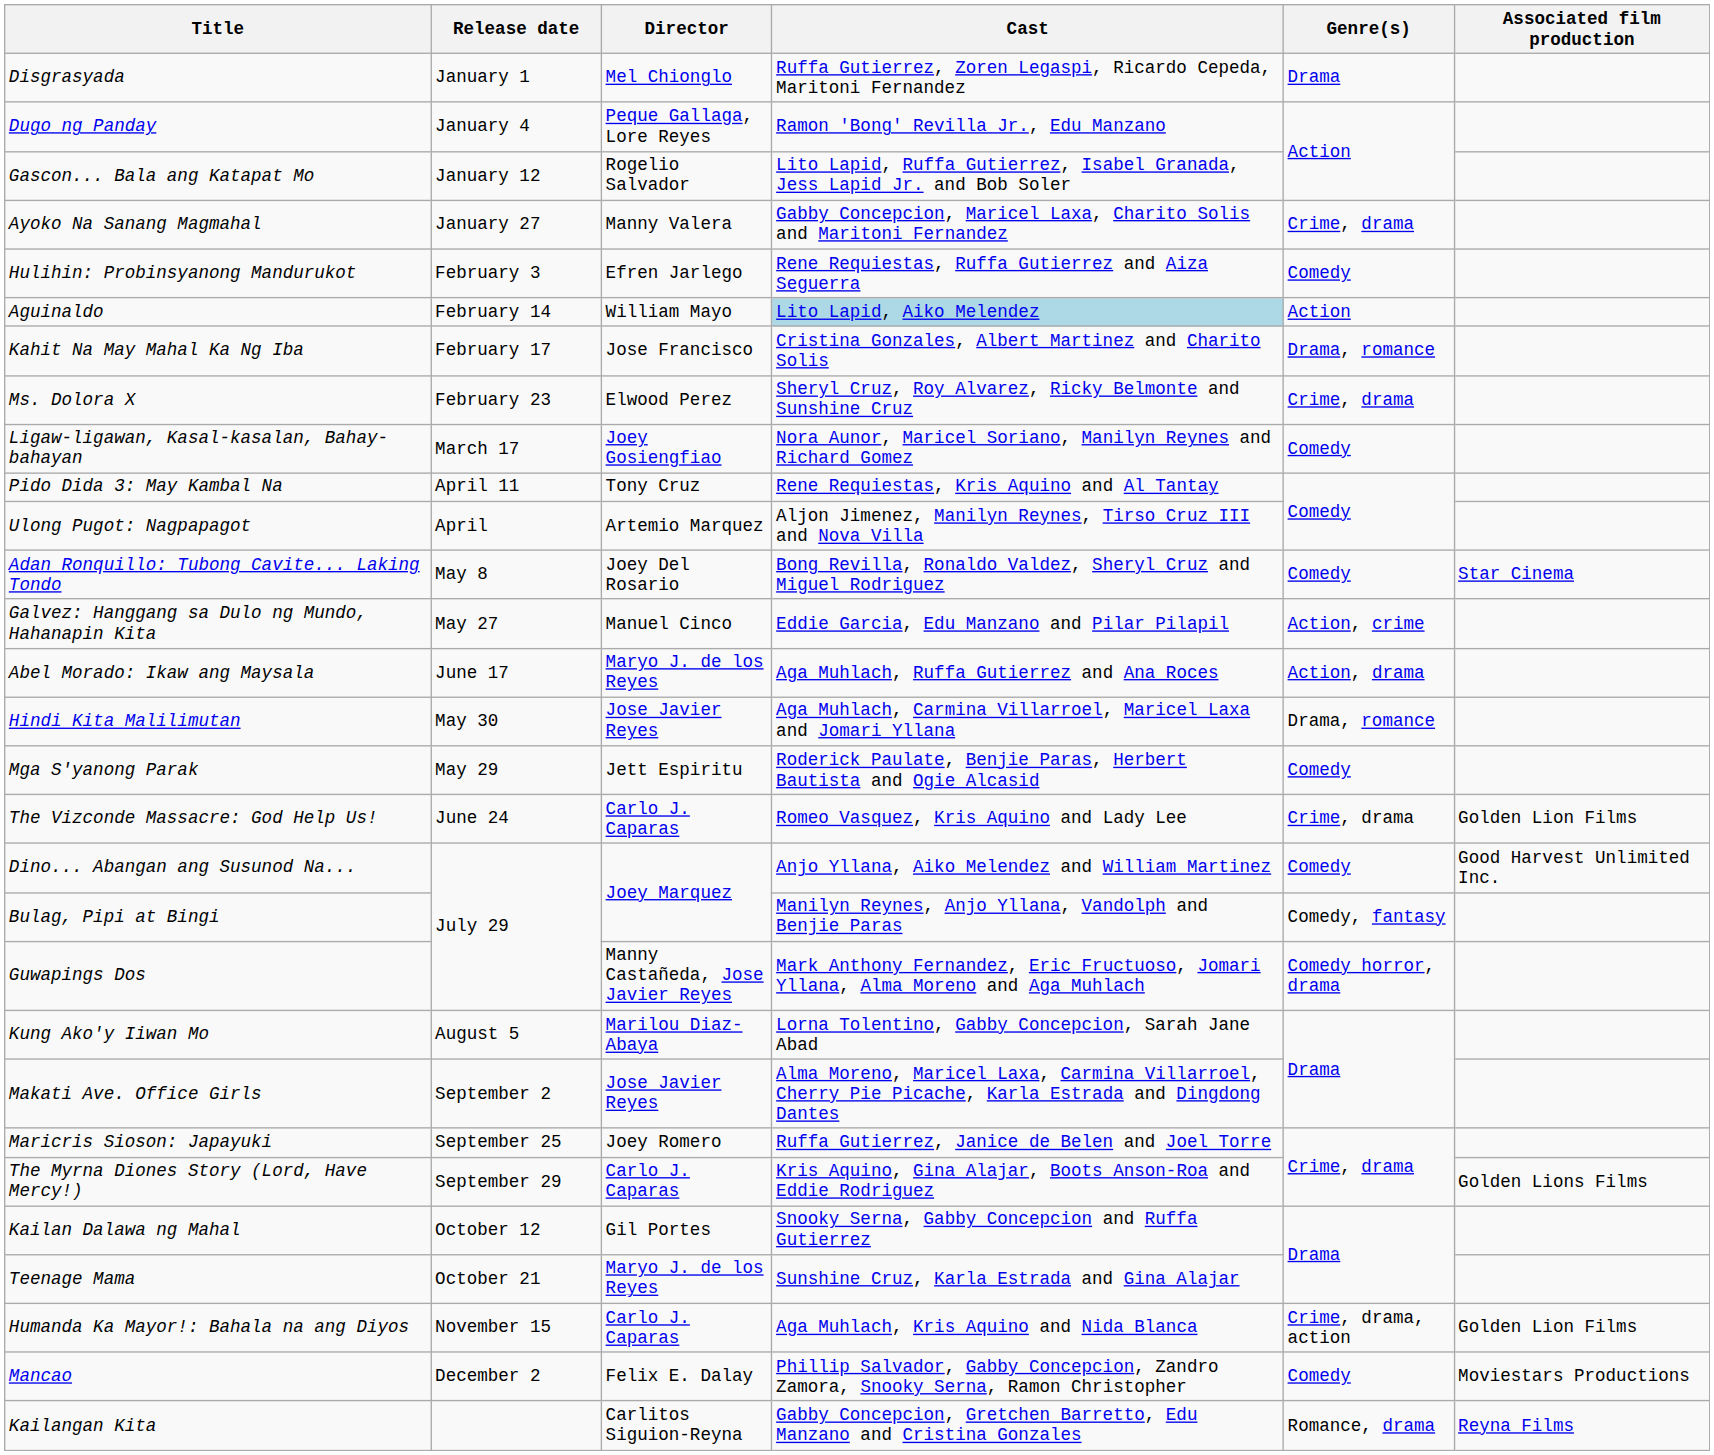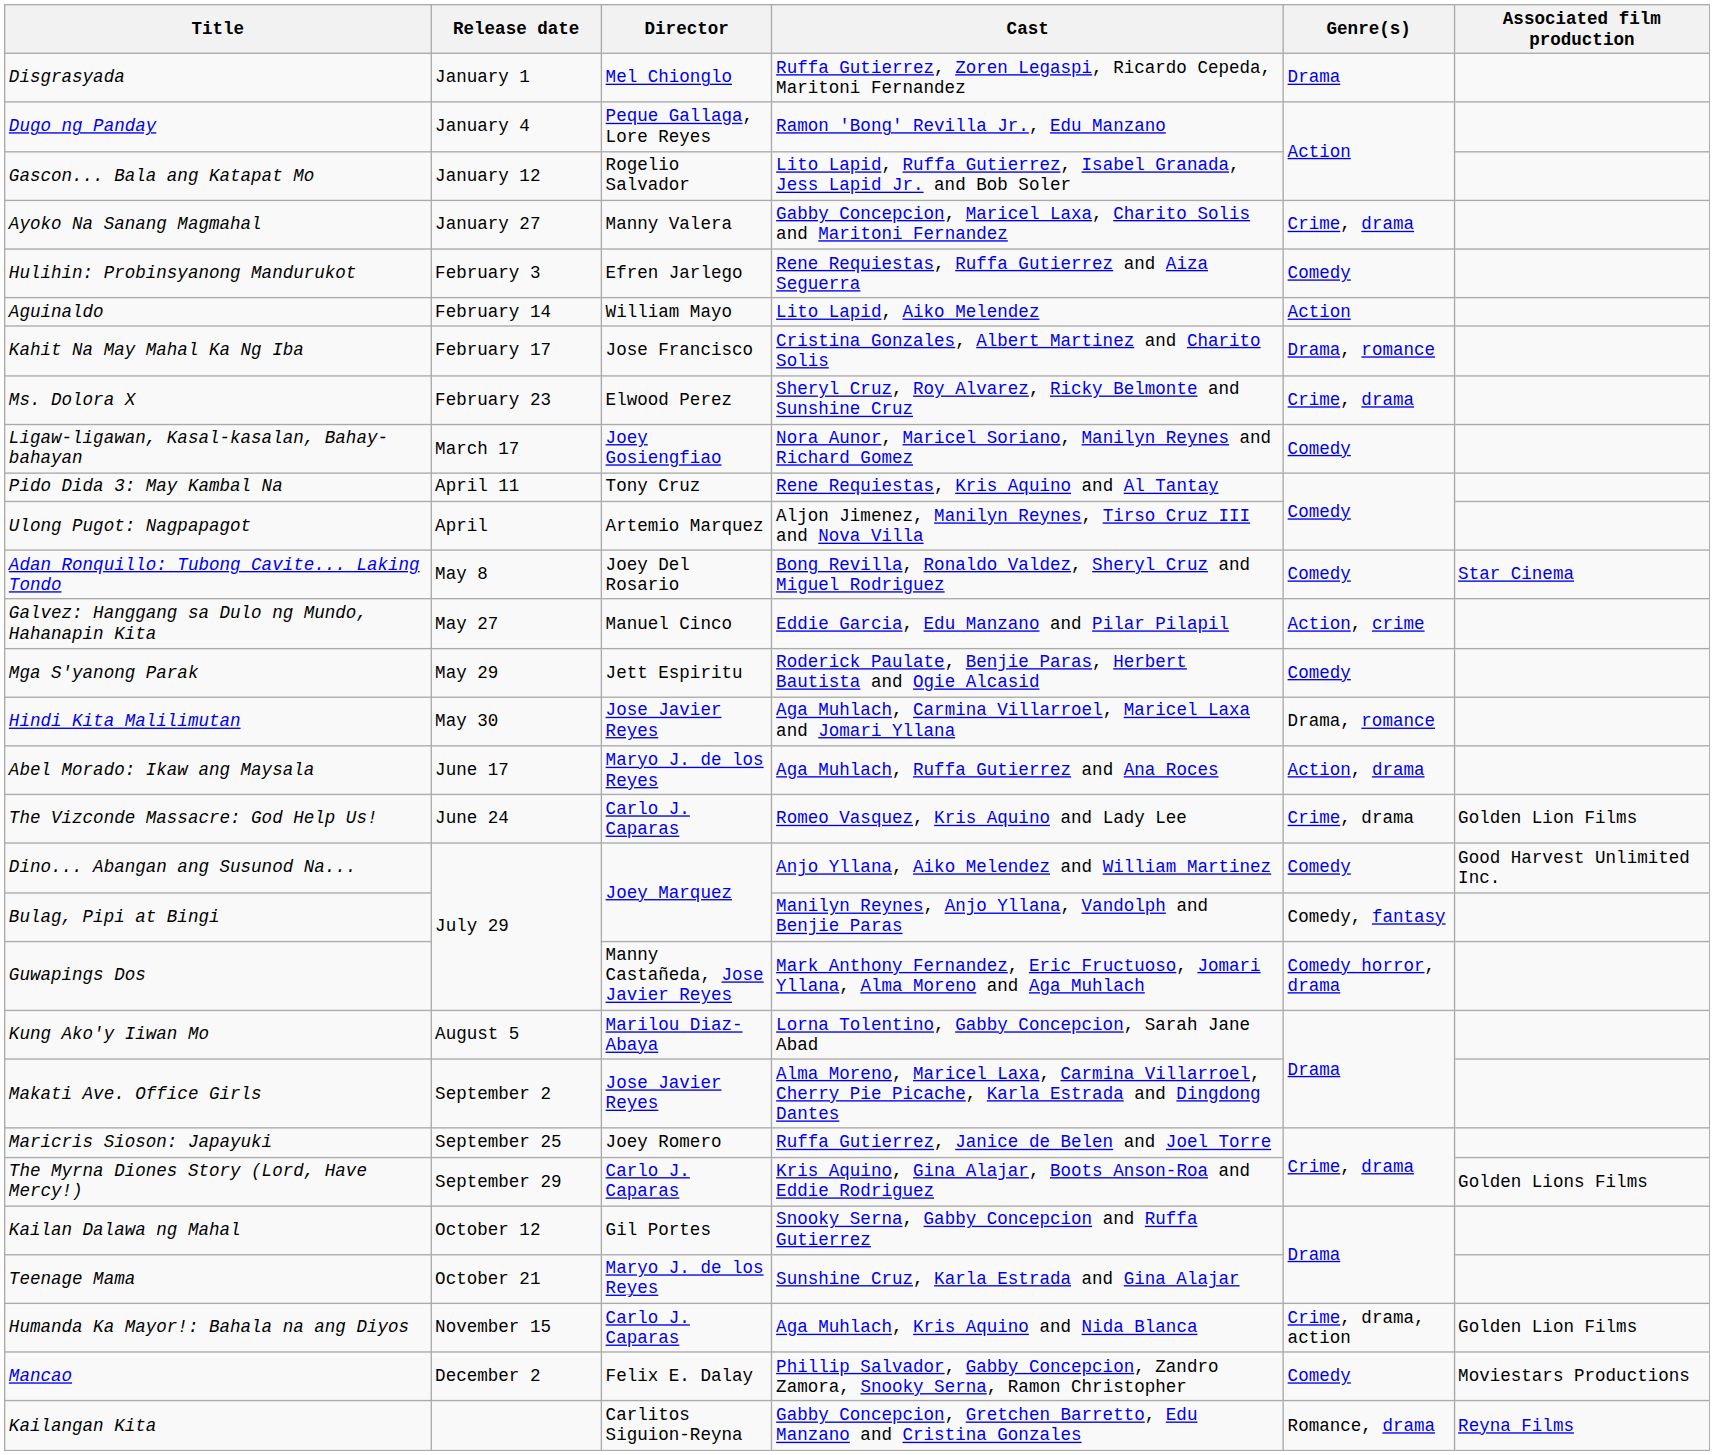(908, 312) lightblue background -> (908, 312) no background
rows swapped: (104, 770) <-> (162, 673)
